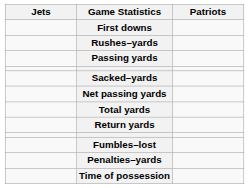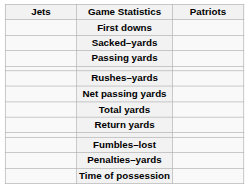rows swapped: (41, 43) <-> (41, 78)
